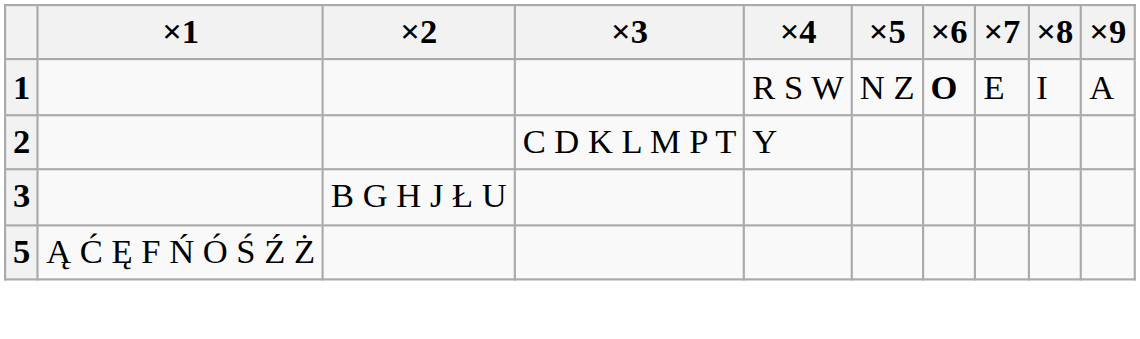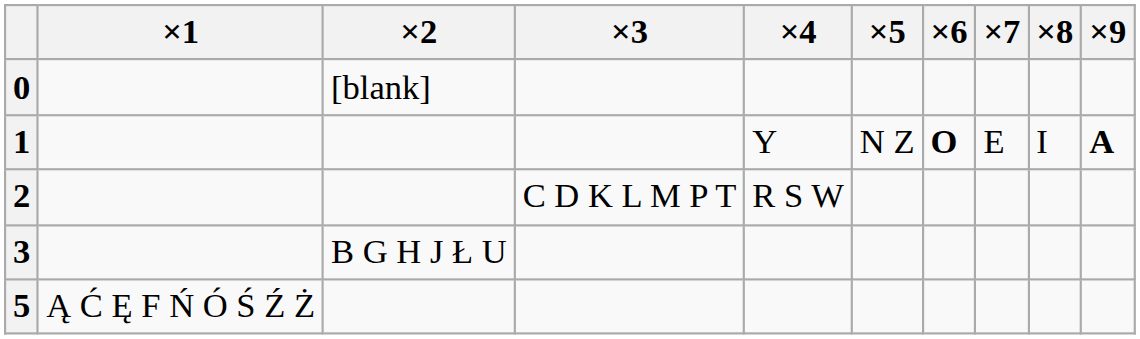+ row: (22, 86)
(798, 86) R S W -> (765, 141) Y
(1102, 86) normal -> (1102, 141) bold
(765, 141) Y -> (798, 196) R S W
